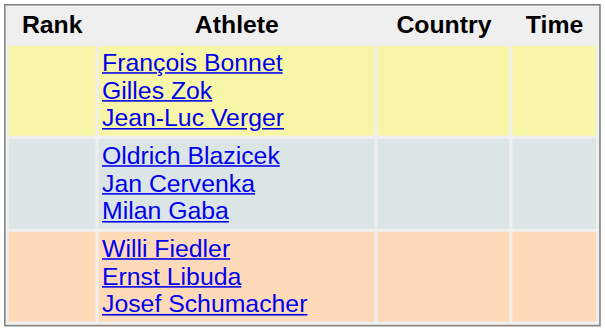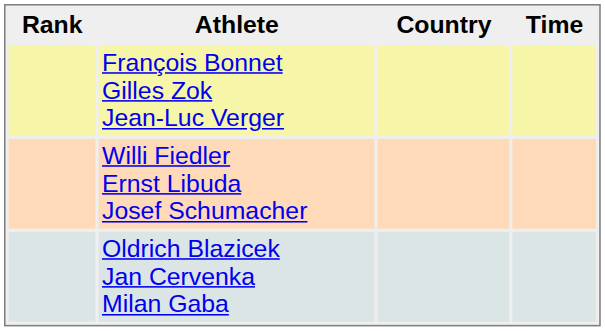rows swapped: (191, 183) <-> (205, 276)
